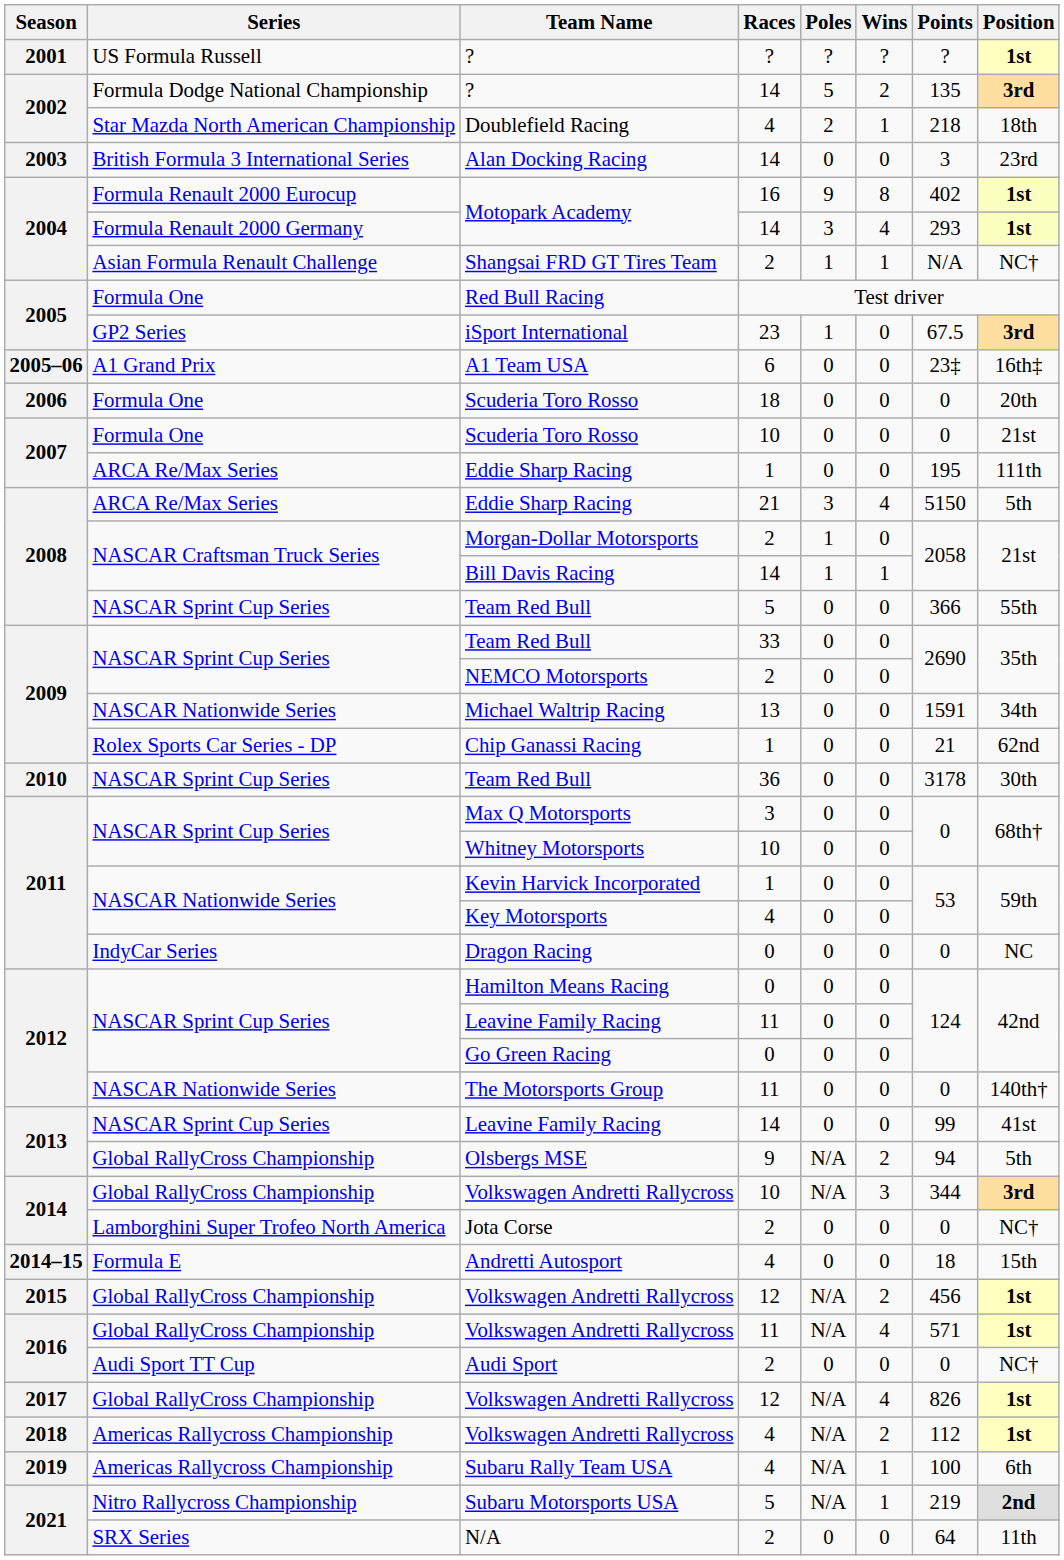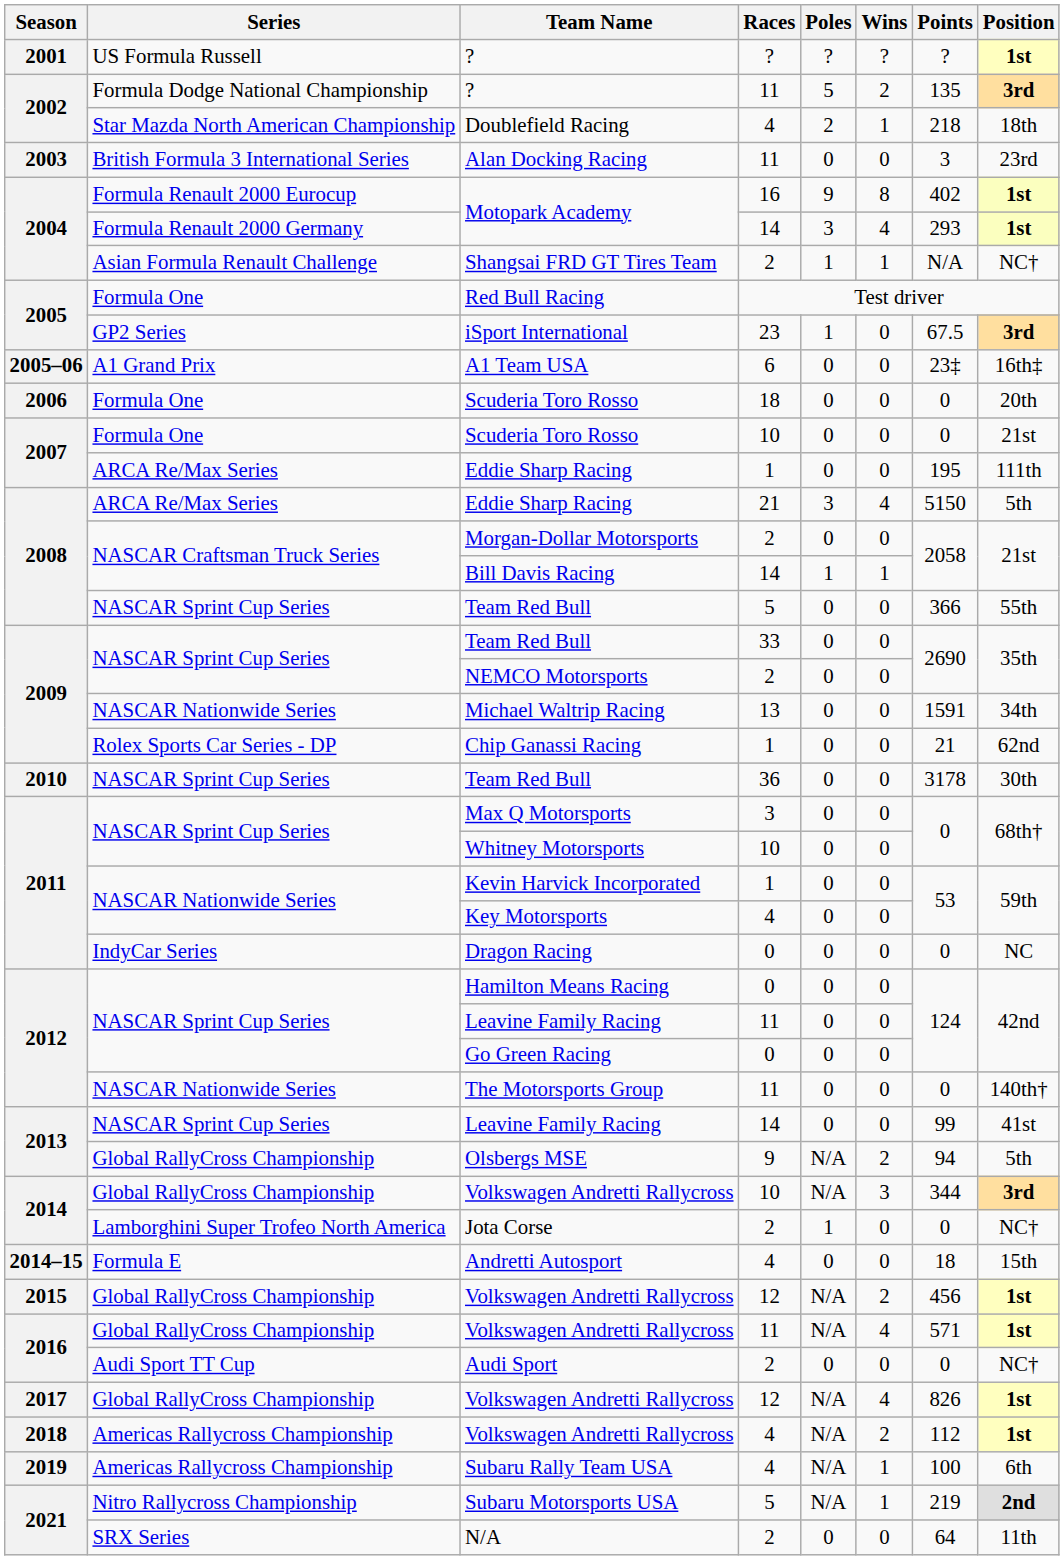(769, 90) 14 -> (769, 90) 11
(769, 159) 14 -> (769, 159) 11
(828, 538) 1 -> (828, 538) 0
(828, 1227) 0 -> (828, 1227) 1
